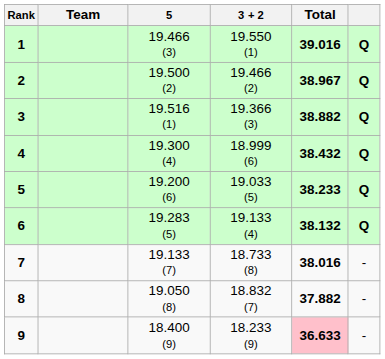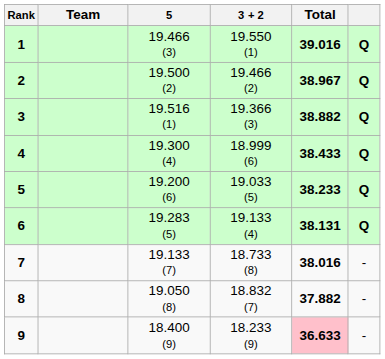(320, 153) 38.432 -> (320, 153) 38.433
(320, 226) 38.132 -> (320, 226) 38.131
